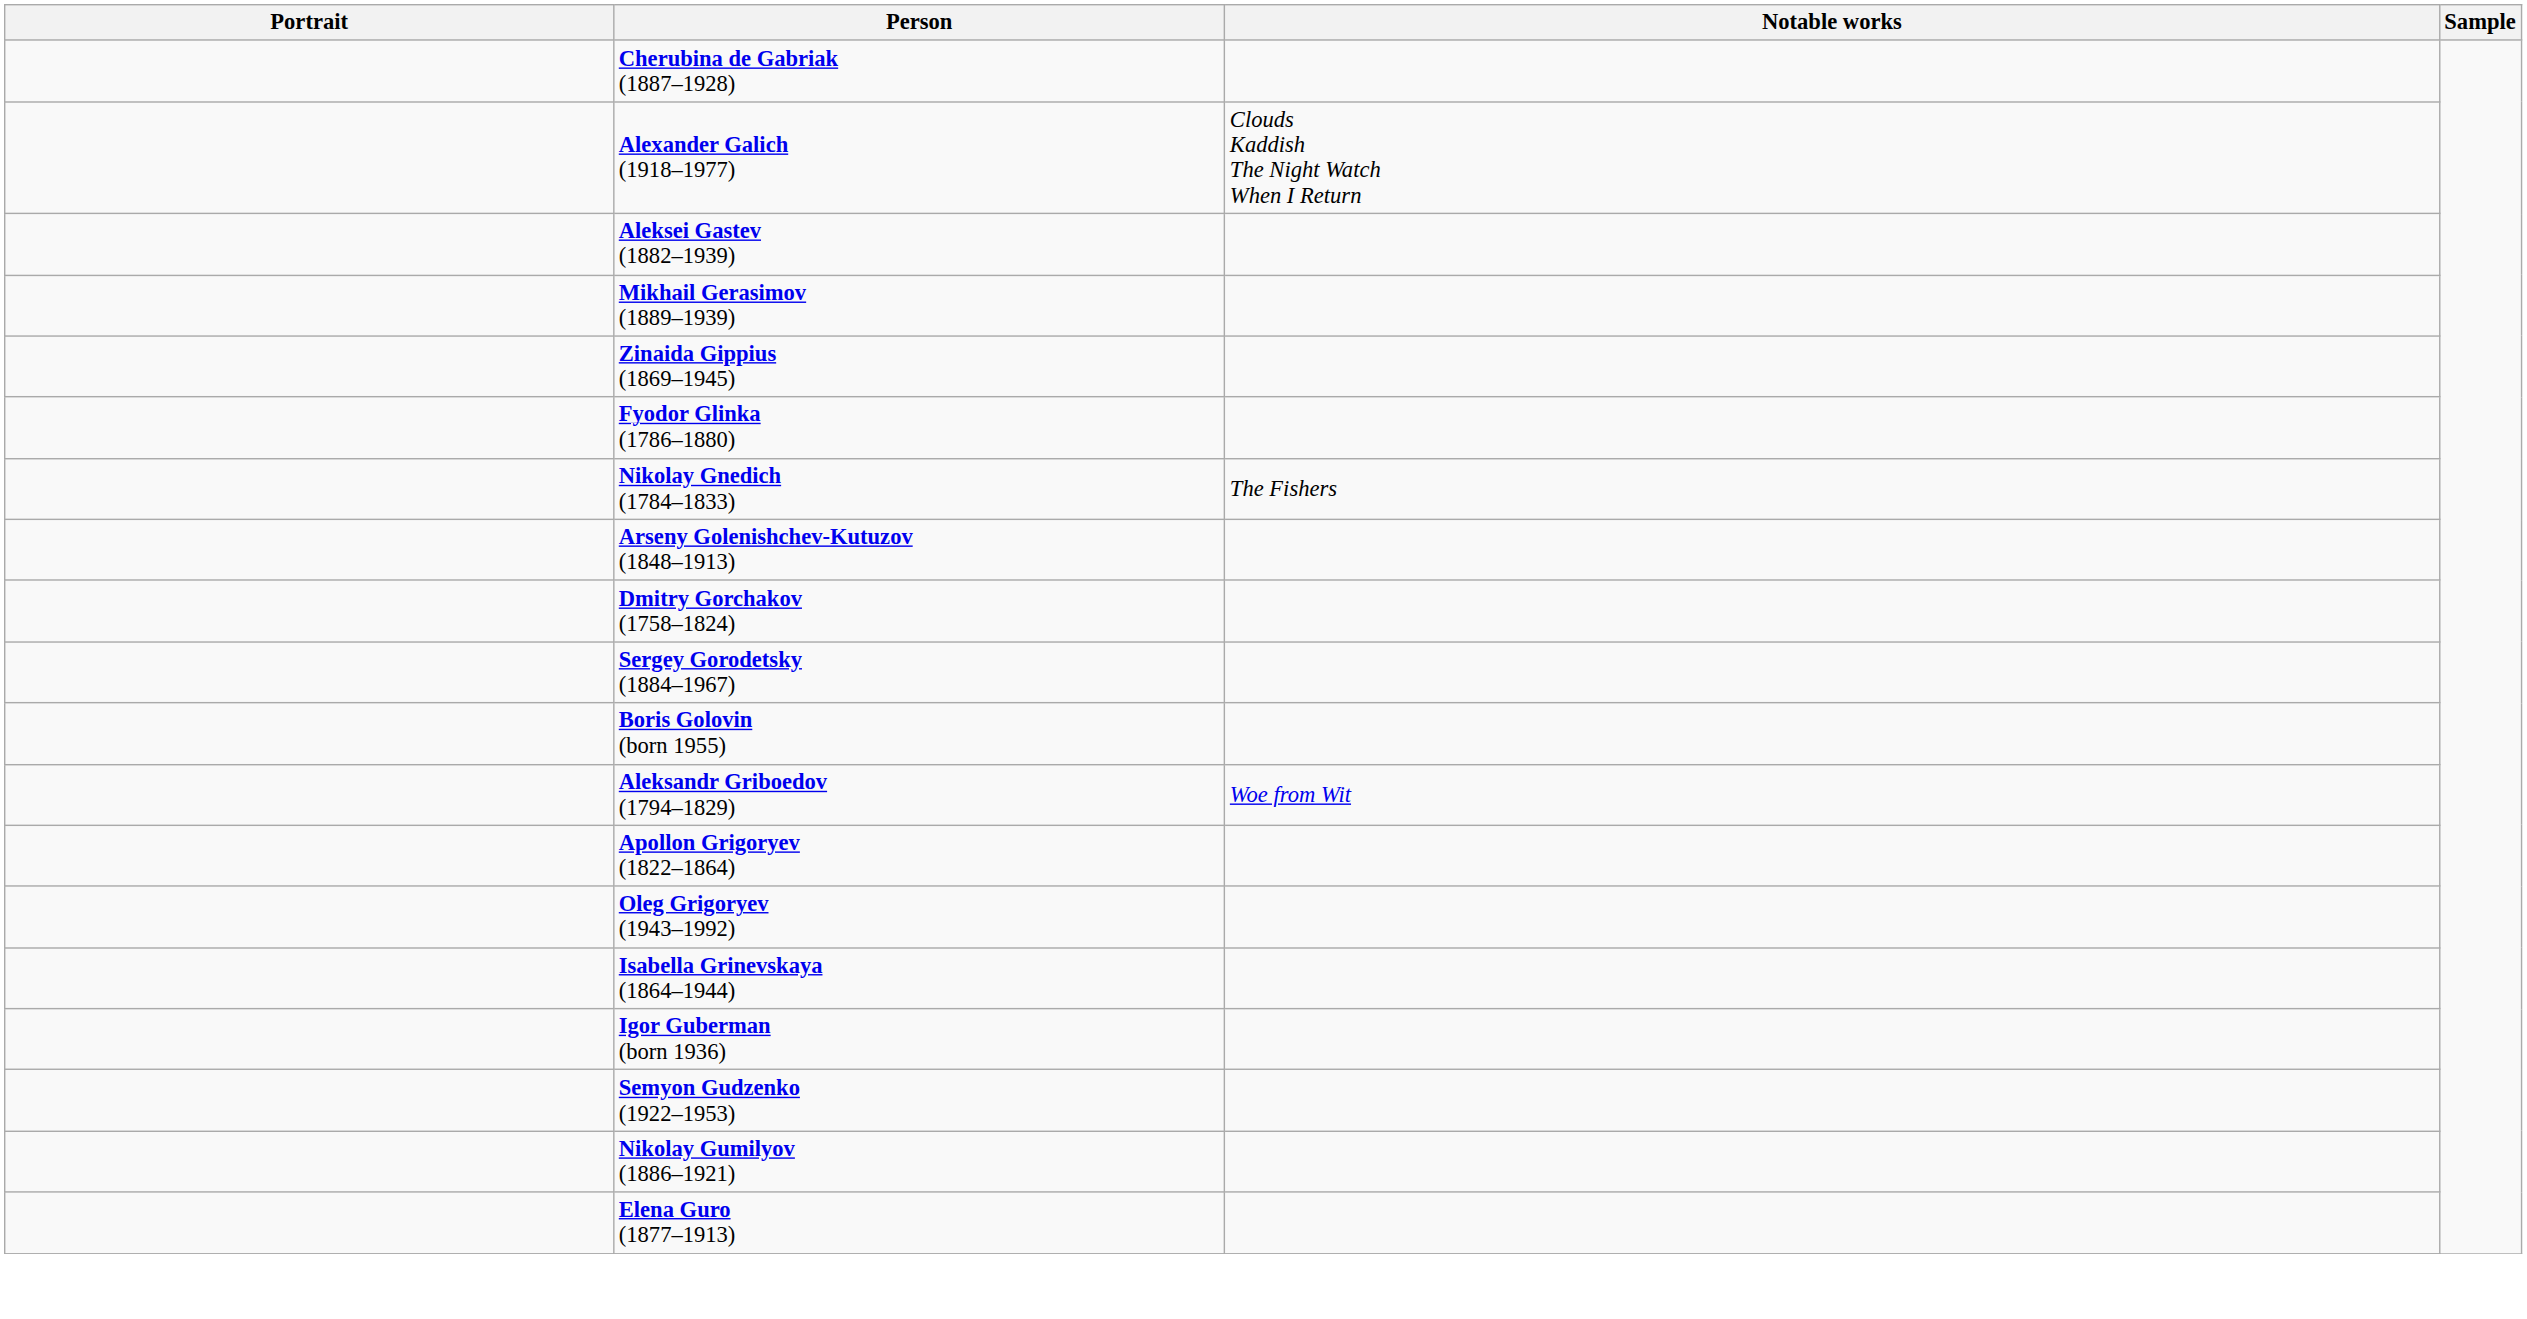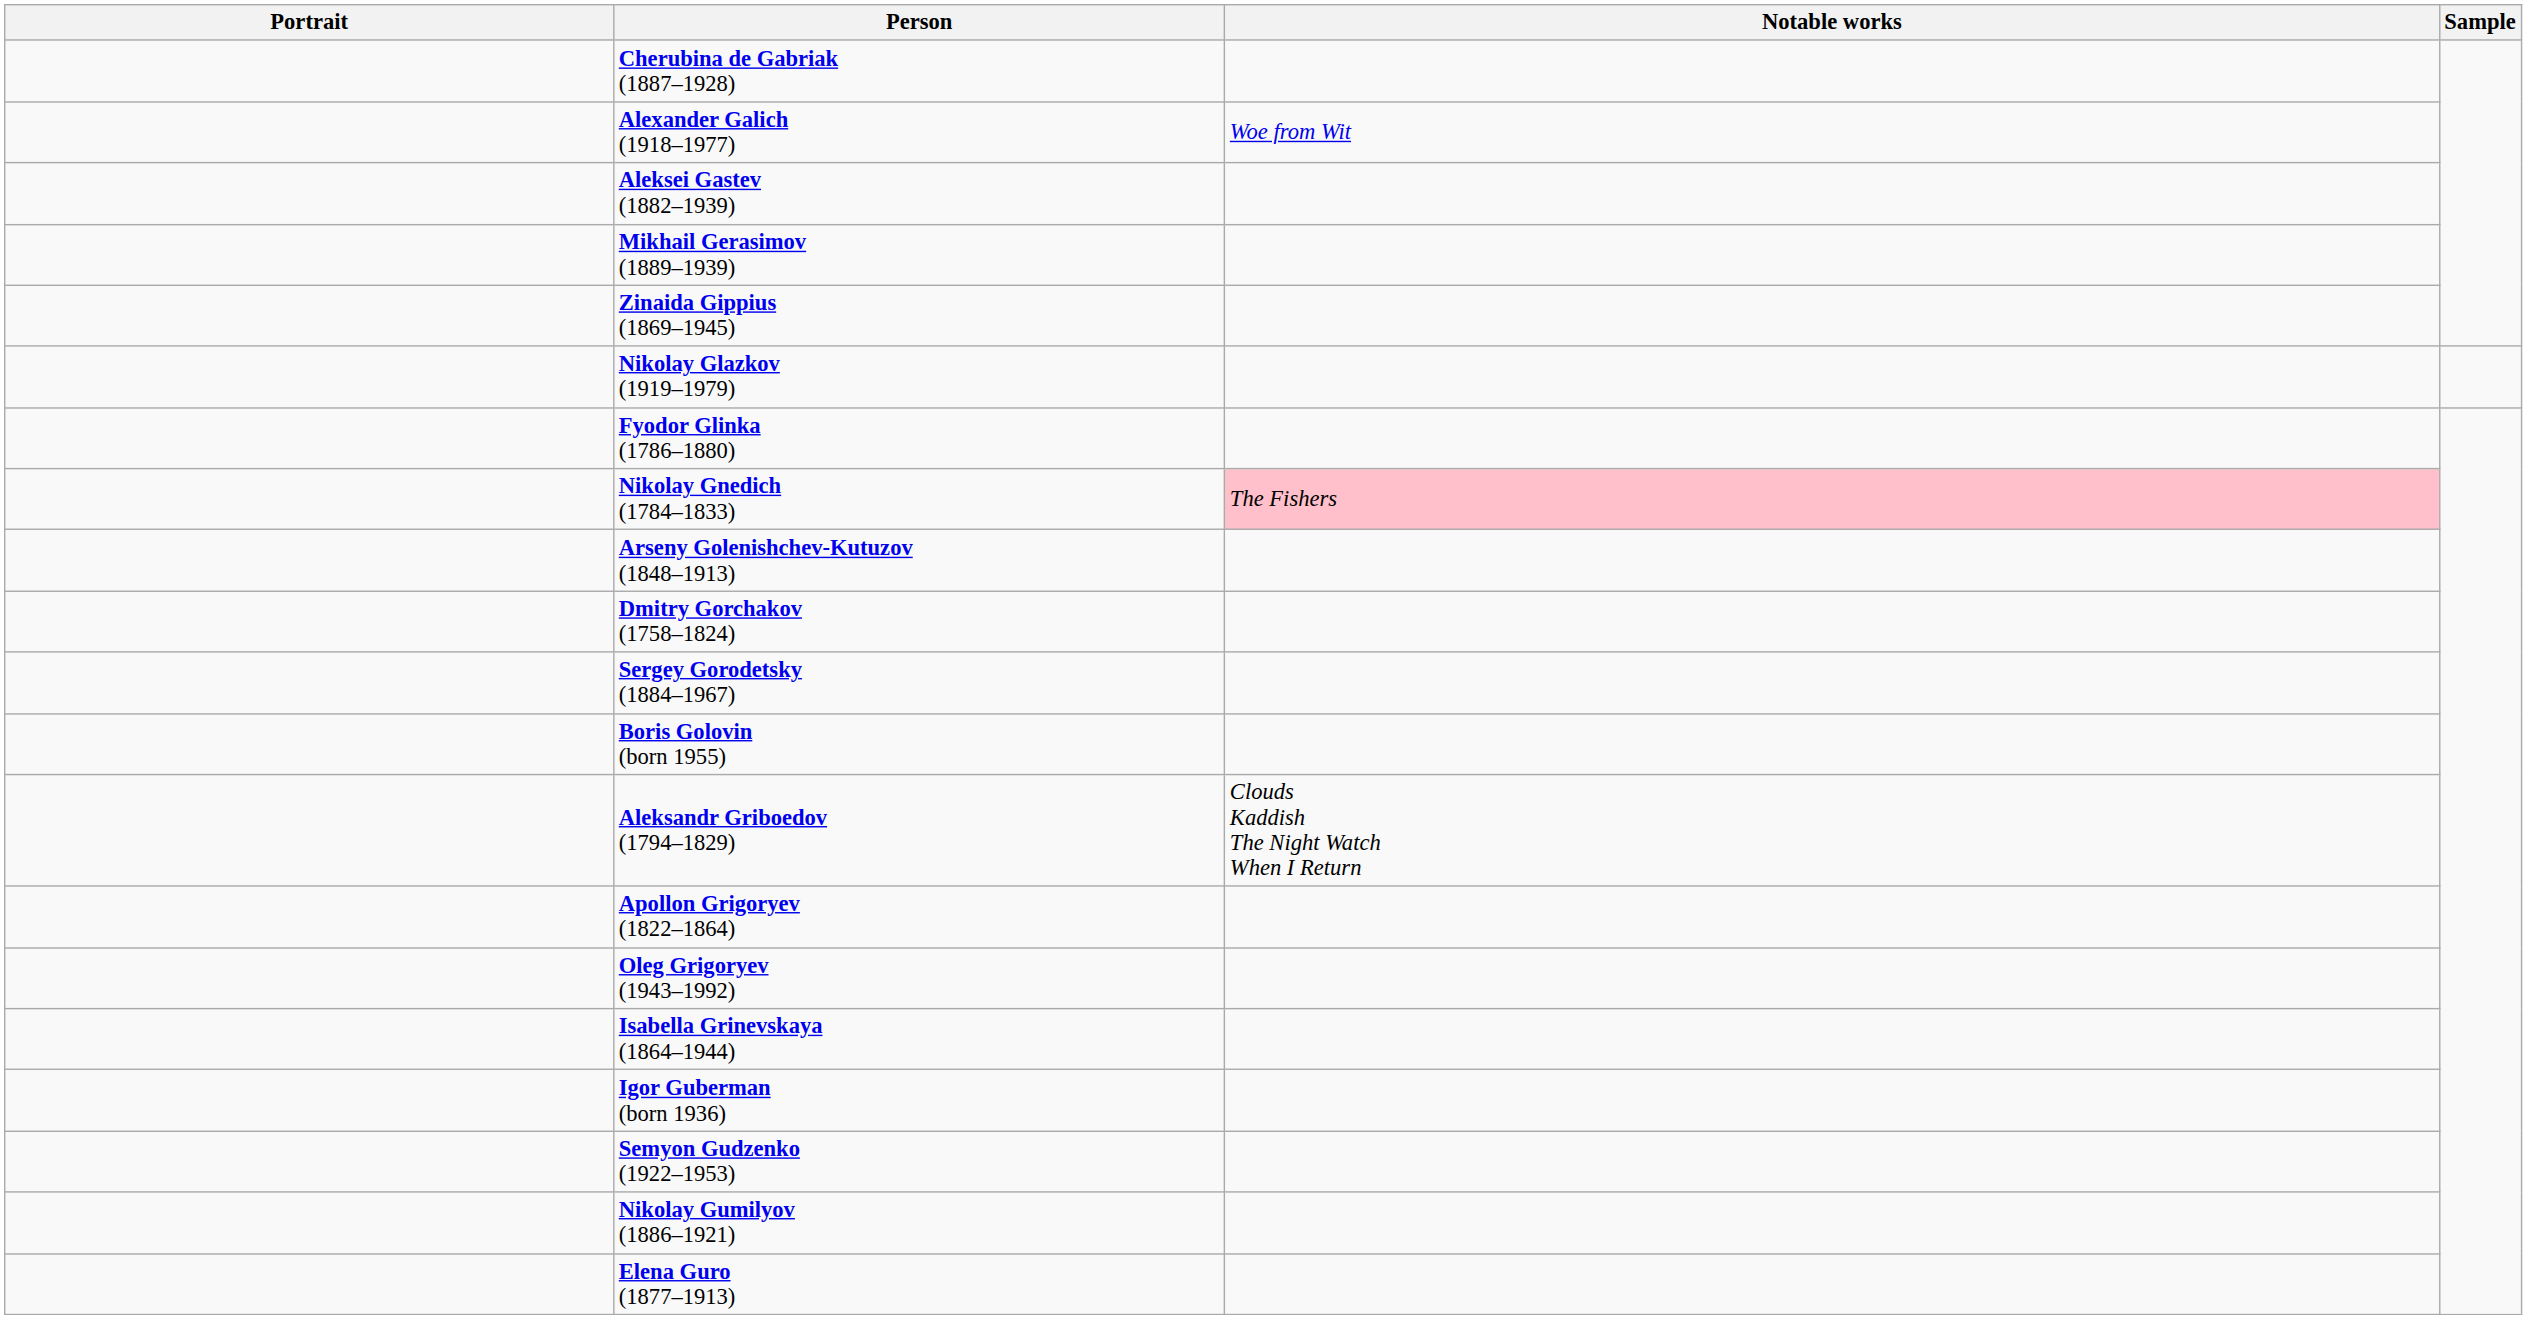(1305, 157) Clouds Kaddish The Night Watch When I Return -> (1290, 132) Woe from Wit
+ row: (699, 376)
(1283, 488) no background -> (1283, 498) pink background
(1290, 794) Woe from Wit -> (1305, 830) Clouds Kaddish The Night Watch When I Return
